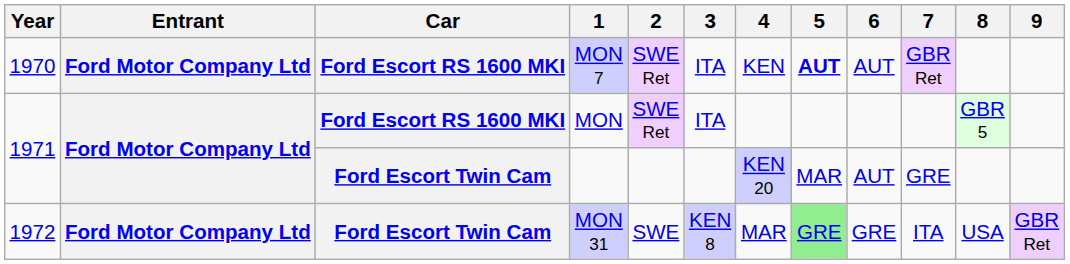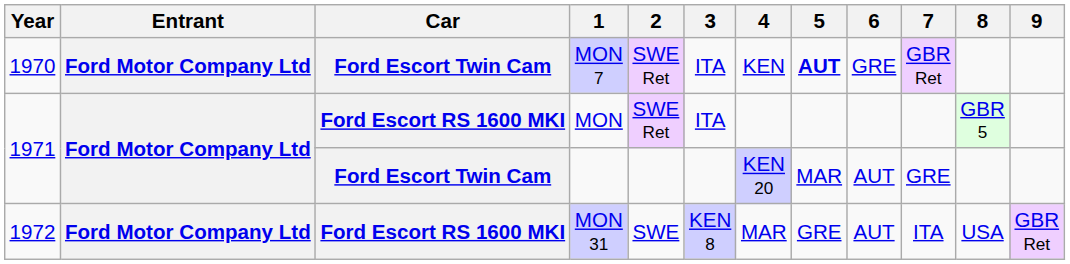(443, 65) Ford Escort RS 1600 MKI -> (443, 65) Ford Escort Twin Cam
(874, 65) AUT -> (874, 65) GRE
(443, 232) Ford Escort Twin Cam -> (443, 232) Ford Escort RS 1600 MKI
(819, 232) lightgreen background -> (819, 232) no background
(874, 232) GRE -> (874, 232) AUT
